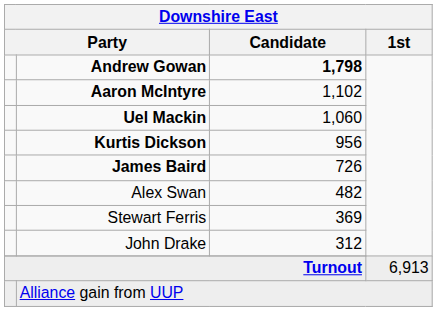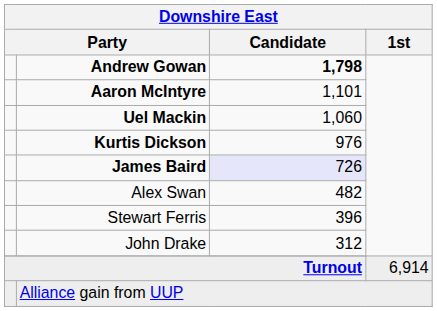(342, 92) 1,102 -> (342, 92) 1,101
(349, 142) 956 -> (349, 142) 976
(349, 167) no background -> (349, 167) lavender background
(349, 218) 369 -> (349, 218) 396
(409, 268) 6,913 -> (409, 268) 6,914
